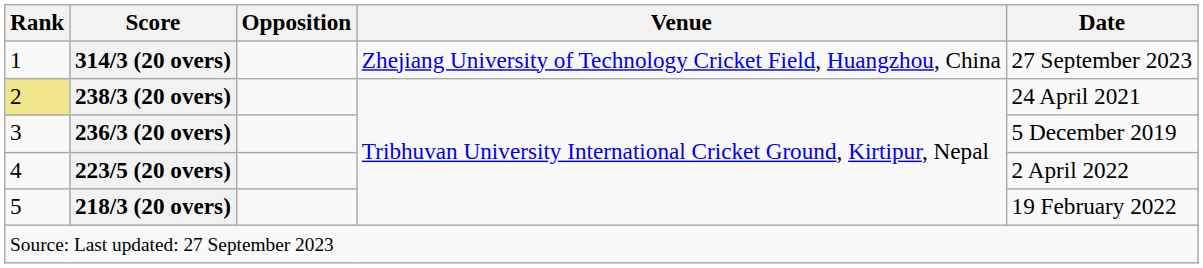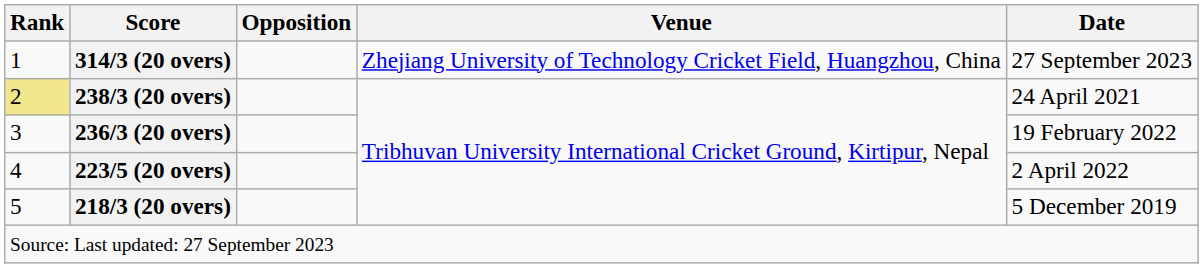(1094, 133) 5 December 2019 -> (1094, 133) 19 February 2022
(1094, 206) 19 February 2022 -> (1094, 206) 5 December 2019
